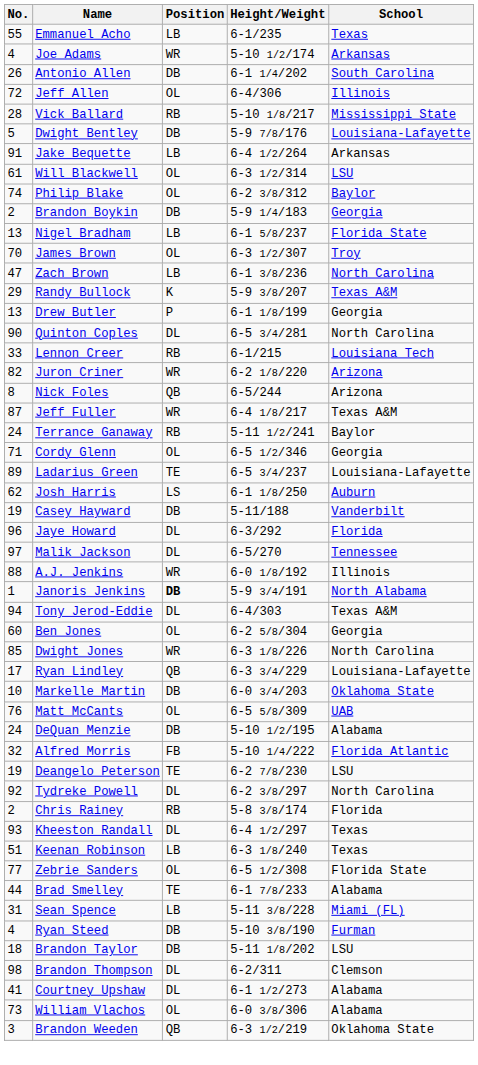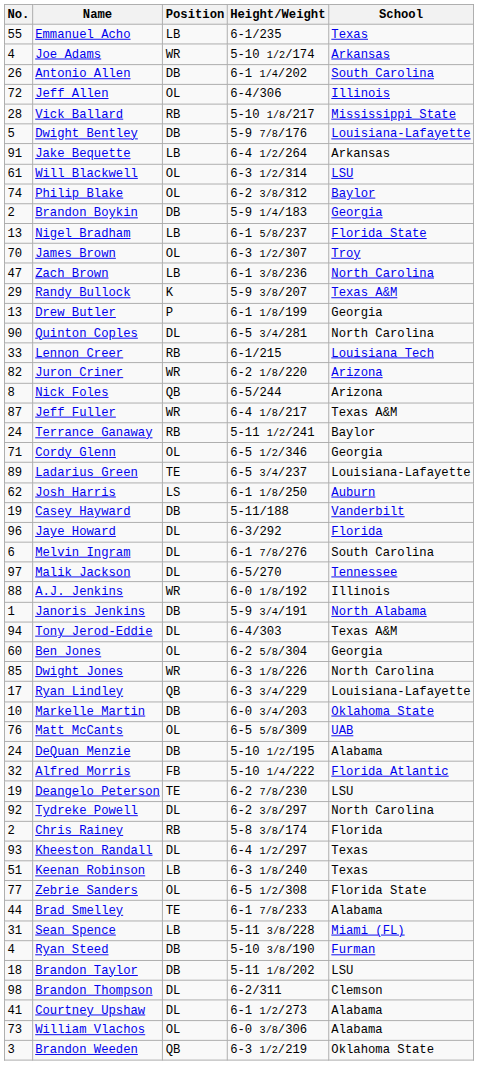+ row: (83, 552)
(173, 592) bold -> (173, 612) normal
